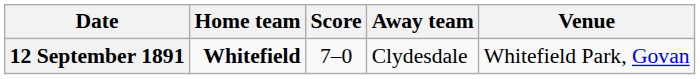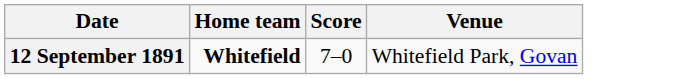- column: (423, 21)
